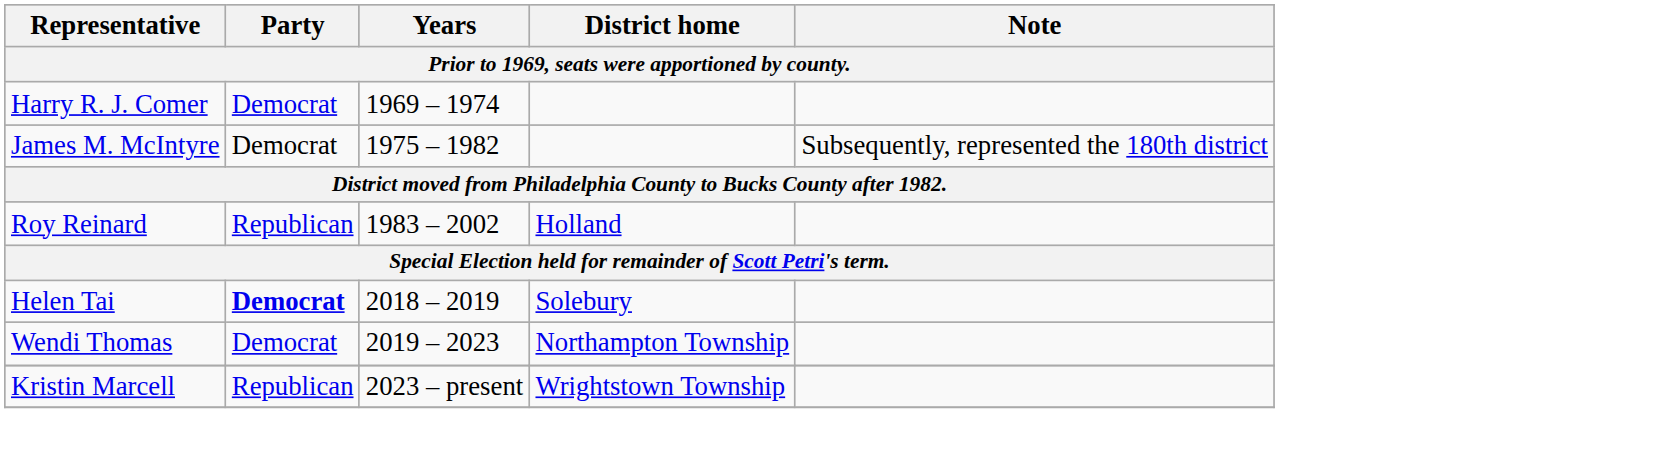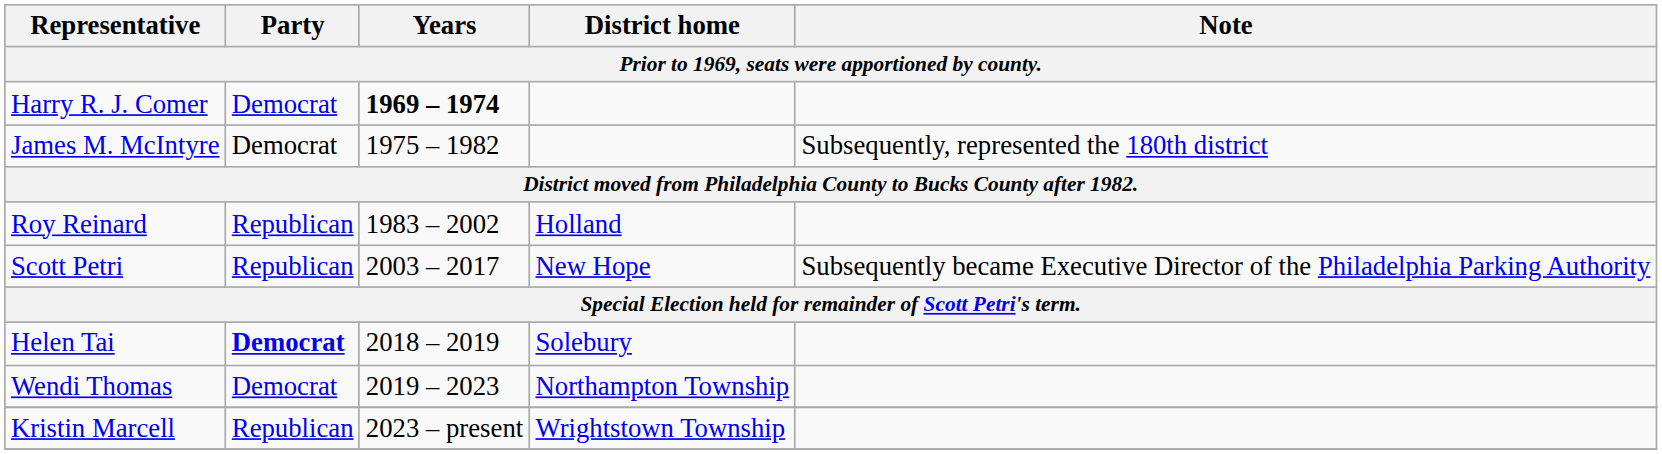(433, 103) normal -> (433, 103) bold
+ row: (67, 265)
